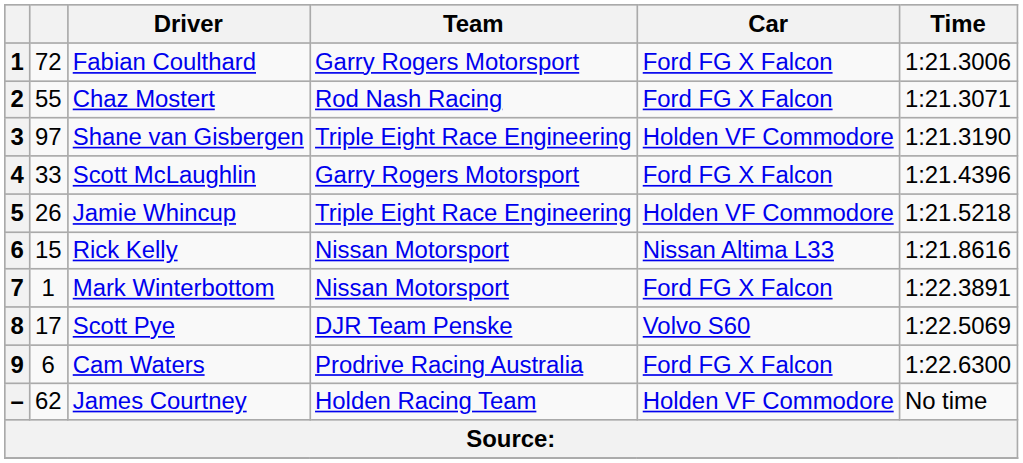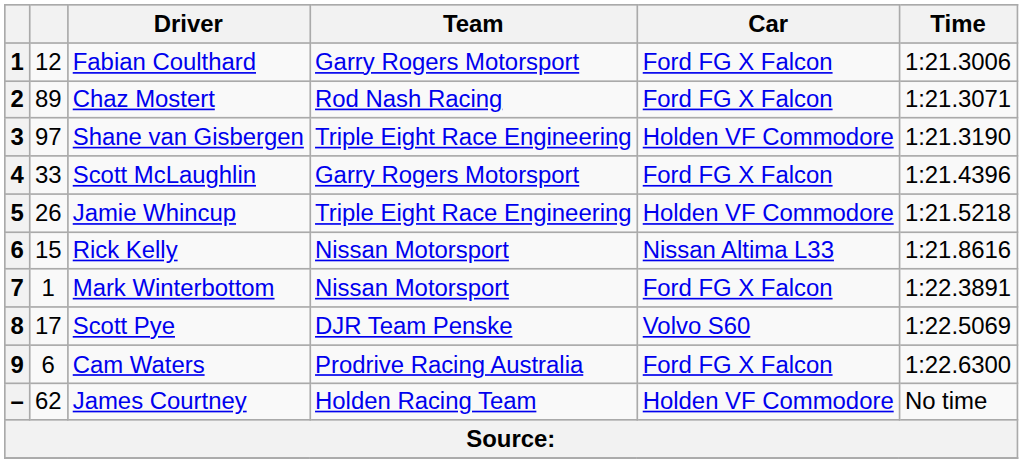(48, 62) 72 -> (48, 62) 12
(48, 100) 55 -> (48, 100) 89
